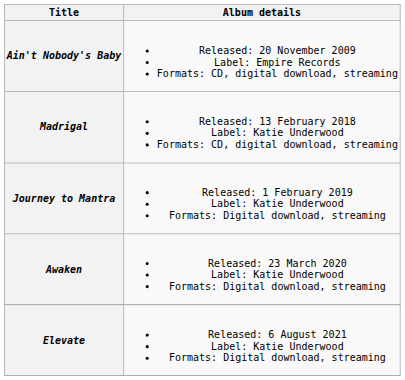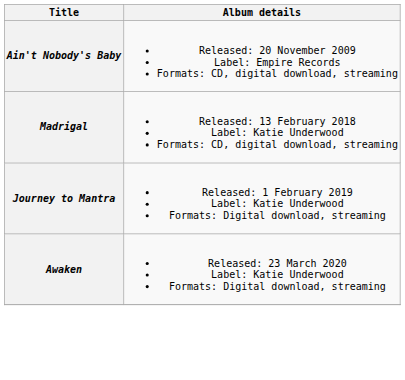- row: (64, 340)
